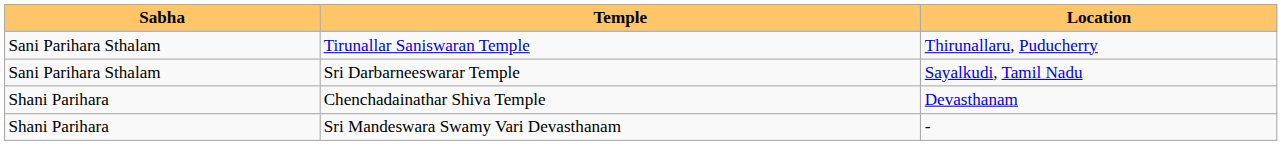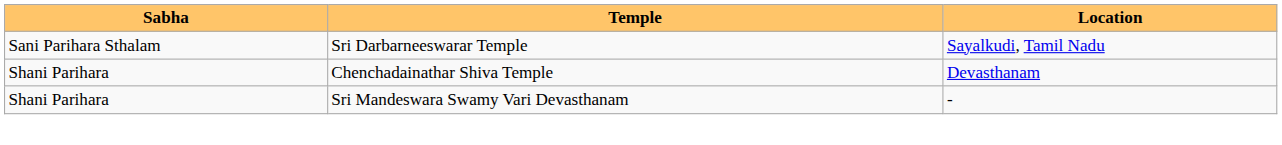- row: (427, 45)
